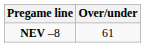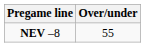(108, 32) 61 -> (108, 32) 55
